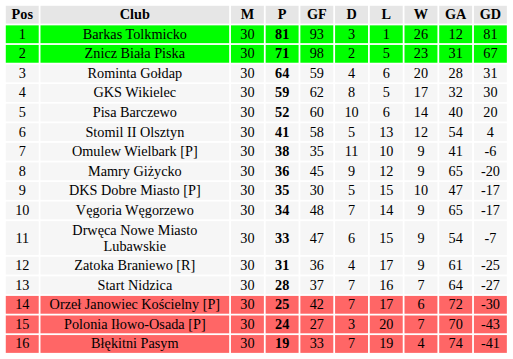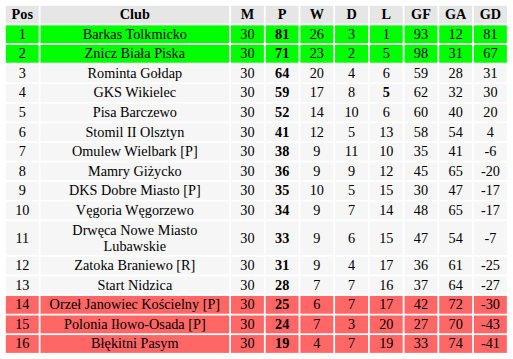columns swapped: (421, 14) <-> (317, 14)
(386, 93) normal -> (386, 93) bold
